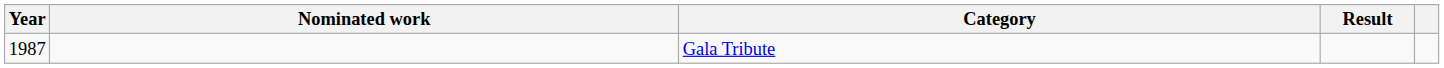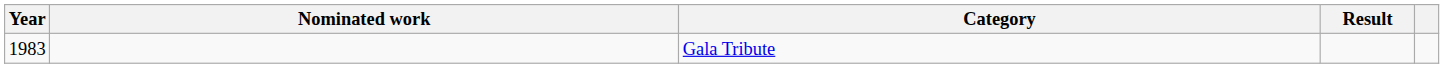(27, 48) 1987 -> (27, 48) 1983
